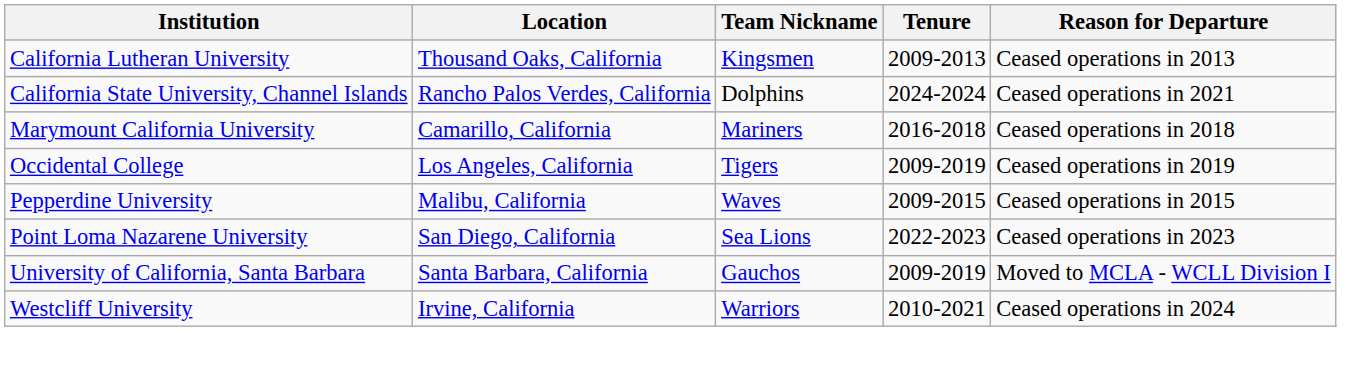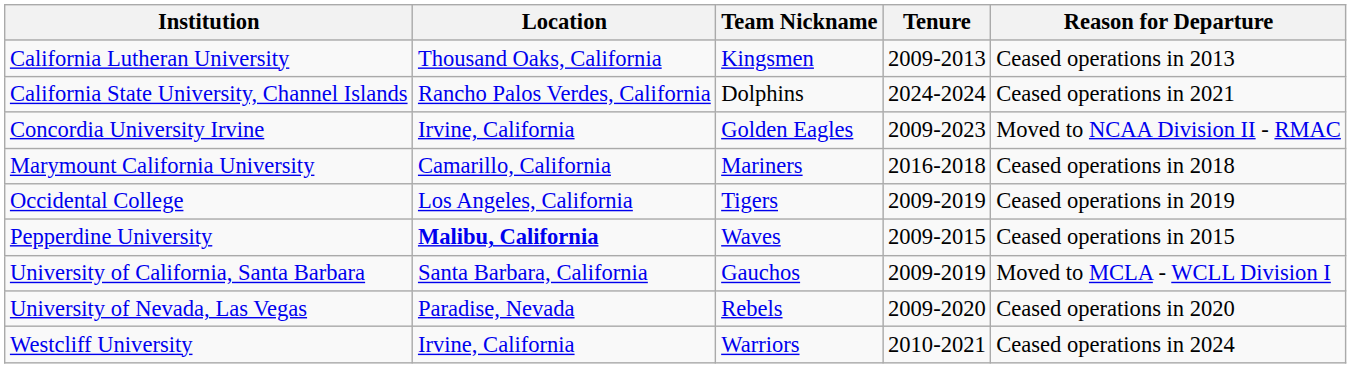+ row: (137, 129)
(502, 201) normal -> (508, 237) bold
- row: (159, 237)
+ row: (158, 308)
